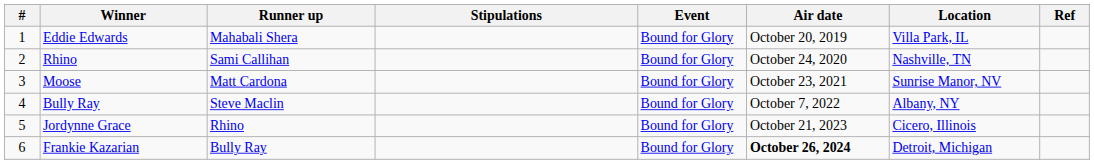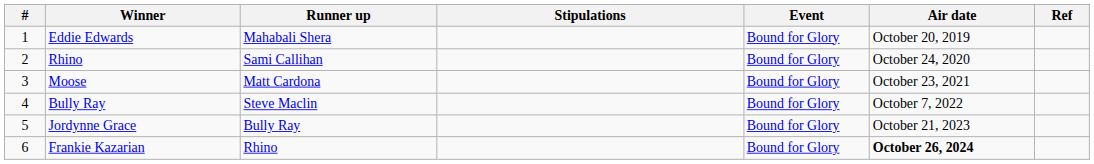- column: (965, 15)
(227, 125) Rhino -> (272, 125) Bully Ray
(238, 147) Bully Ray -> (261, 147) Rhino
